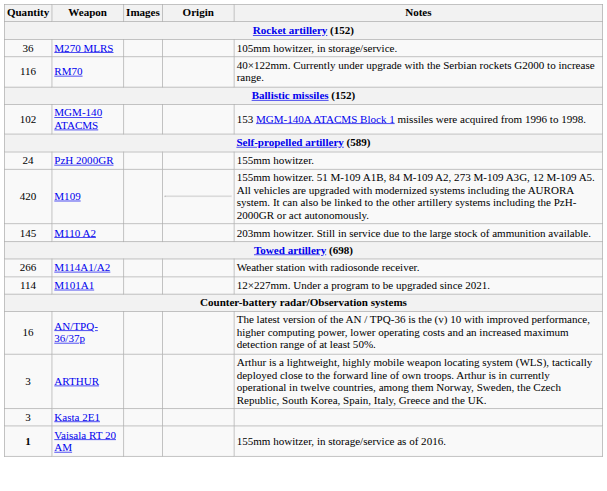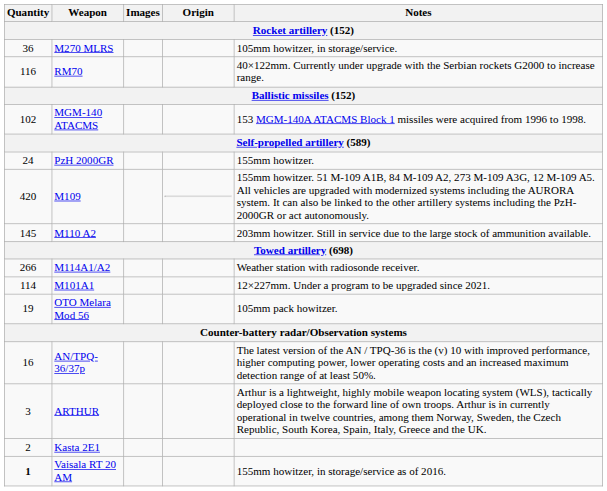+ row: (83, 309)
(28, 417) 3 -> (28, 447) 2
